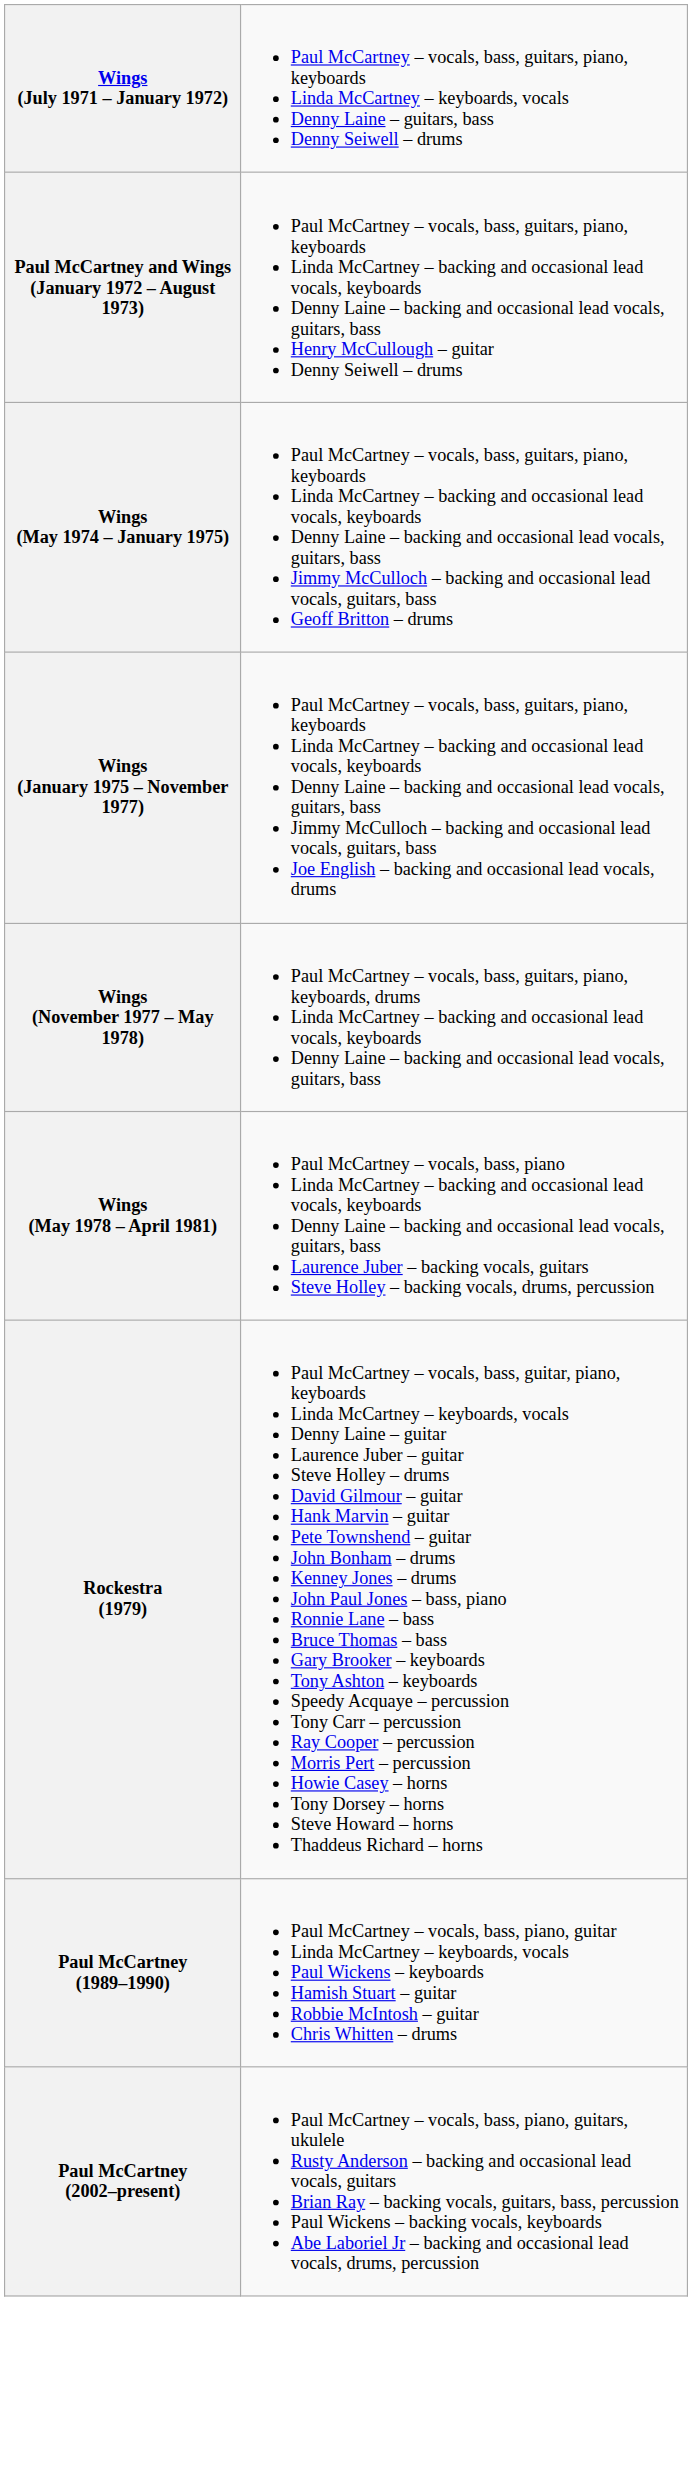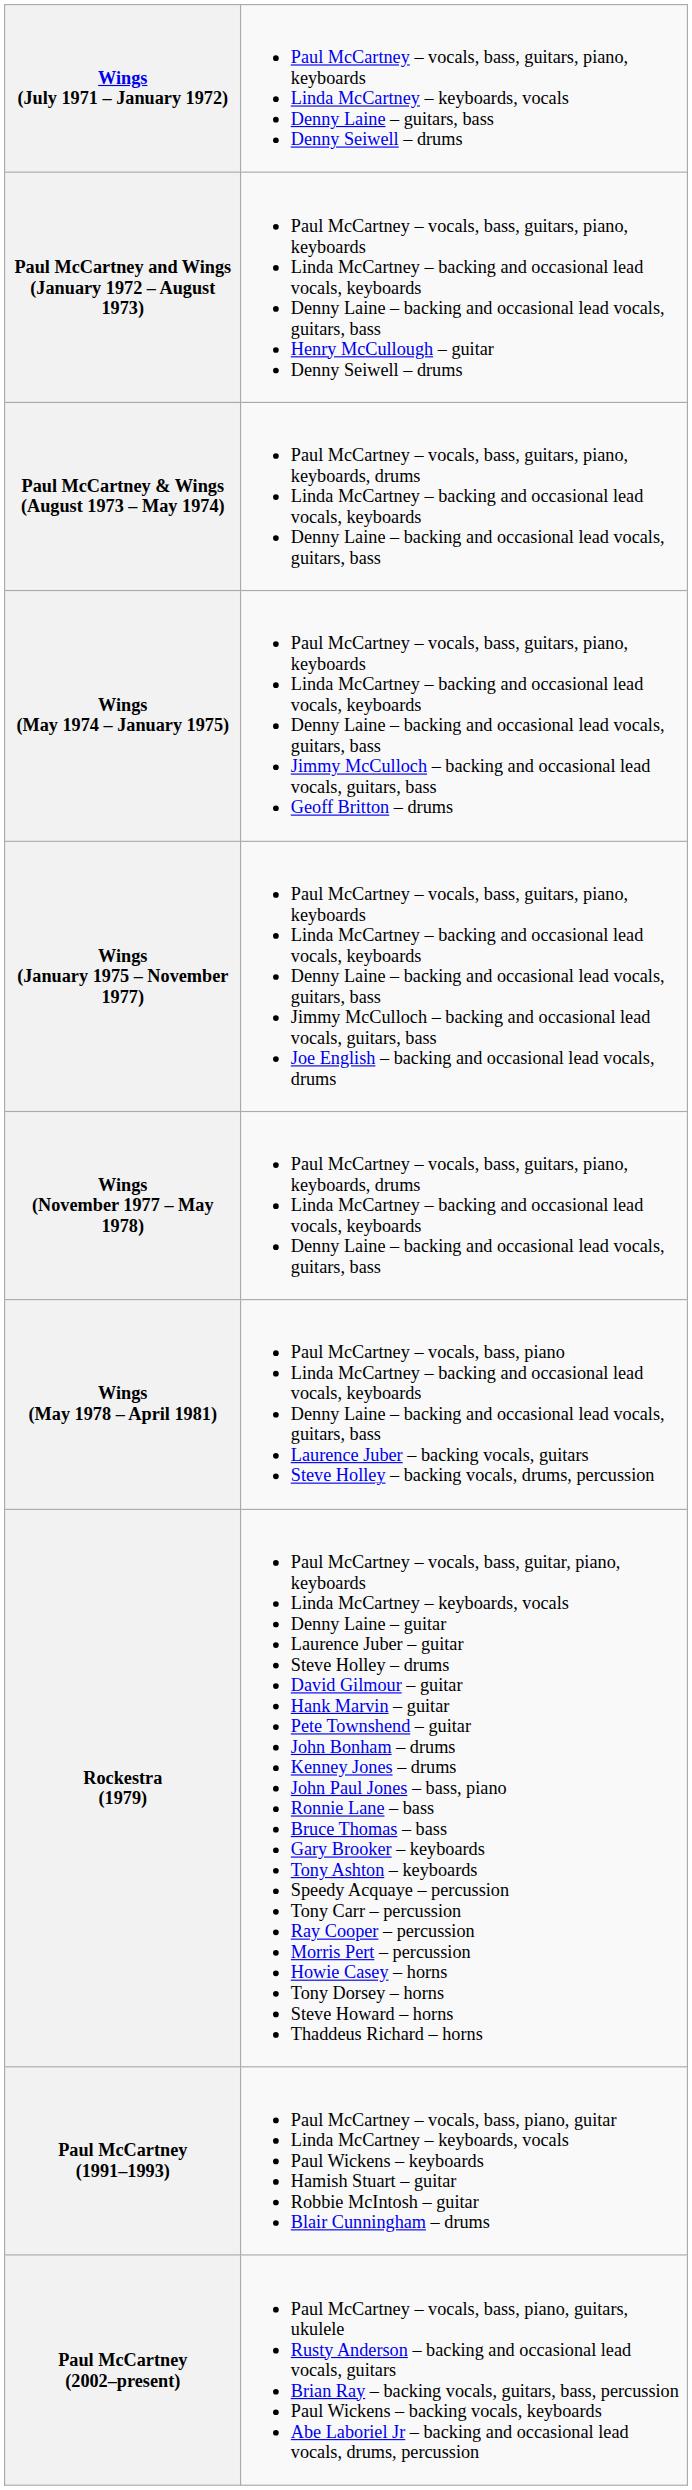+ row: (123, 496)
- row: (123, 1972)
+ row: (123, 2161)
